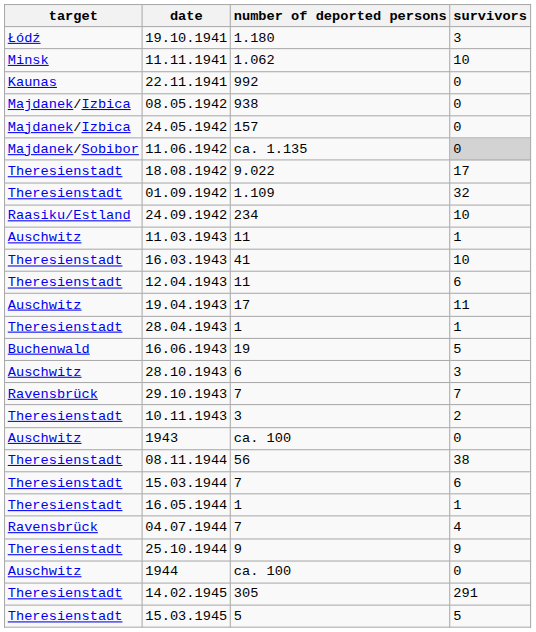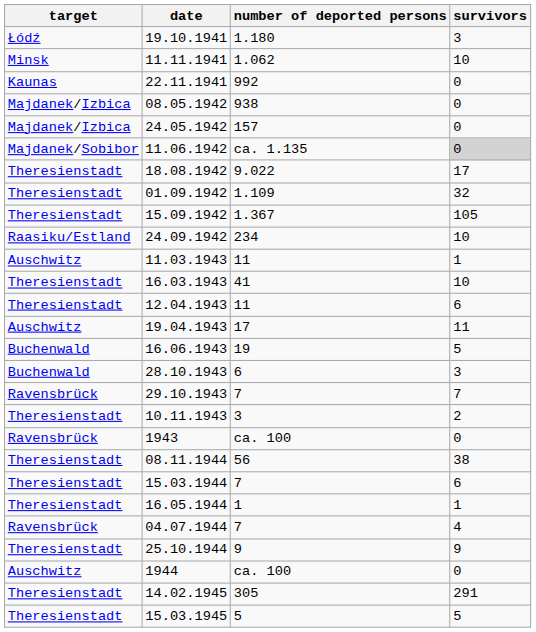+ row: (186, 216)
- row: (186, 327)
(45, 372) Auschwitz -> (49, 372) Buchenwald
(45, 438) Auschwitz -> (53, 438) Ravensbrück
